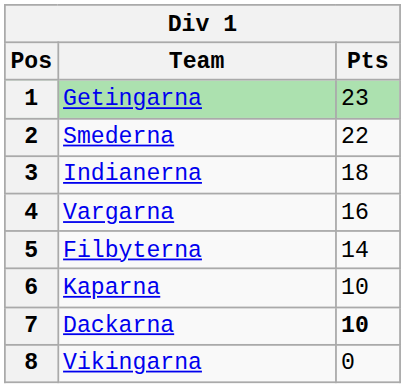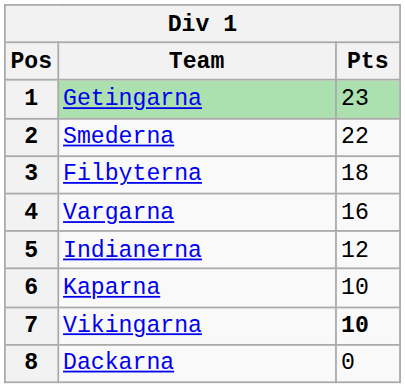(133, 175) Indianerna -> (133, 175) Filbyterna
(133, 250) Filbyterna -> (133, 250) Indianerna
(355, 250) 14 -> (355, 250) 12
(119, 325) Dackarna -> (133, 325) Vikingarna
(133, 363) Vikingarna -> (119, 363) Dackarna
